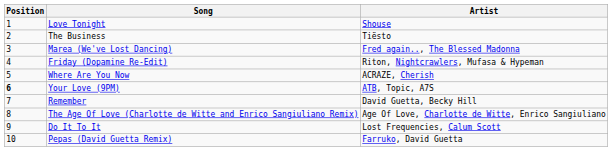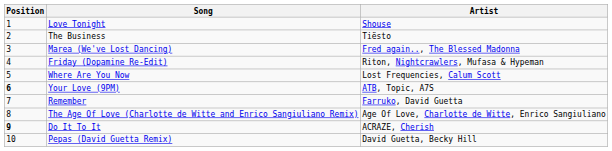(398, 75) ACRAZE, Cherish -> (432, 75) Lost Frequencies, Calum Scott
(420, 101) David Guetta, Becky Hill -> (412, 101) Farruko, David Guetta
(9, 127) normal -> (9, 127) bold
(432, 127) Lost Frequencies, Calum Scott -> (398, 127) ACRAZE, Cherish
(412, 140) Farruko, David Guetta -> (420, 140) David Guetta, Becky Hill
